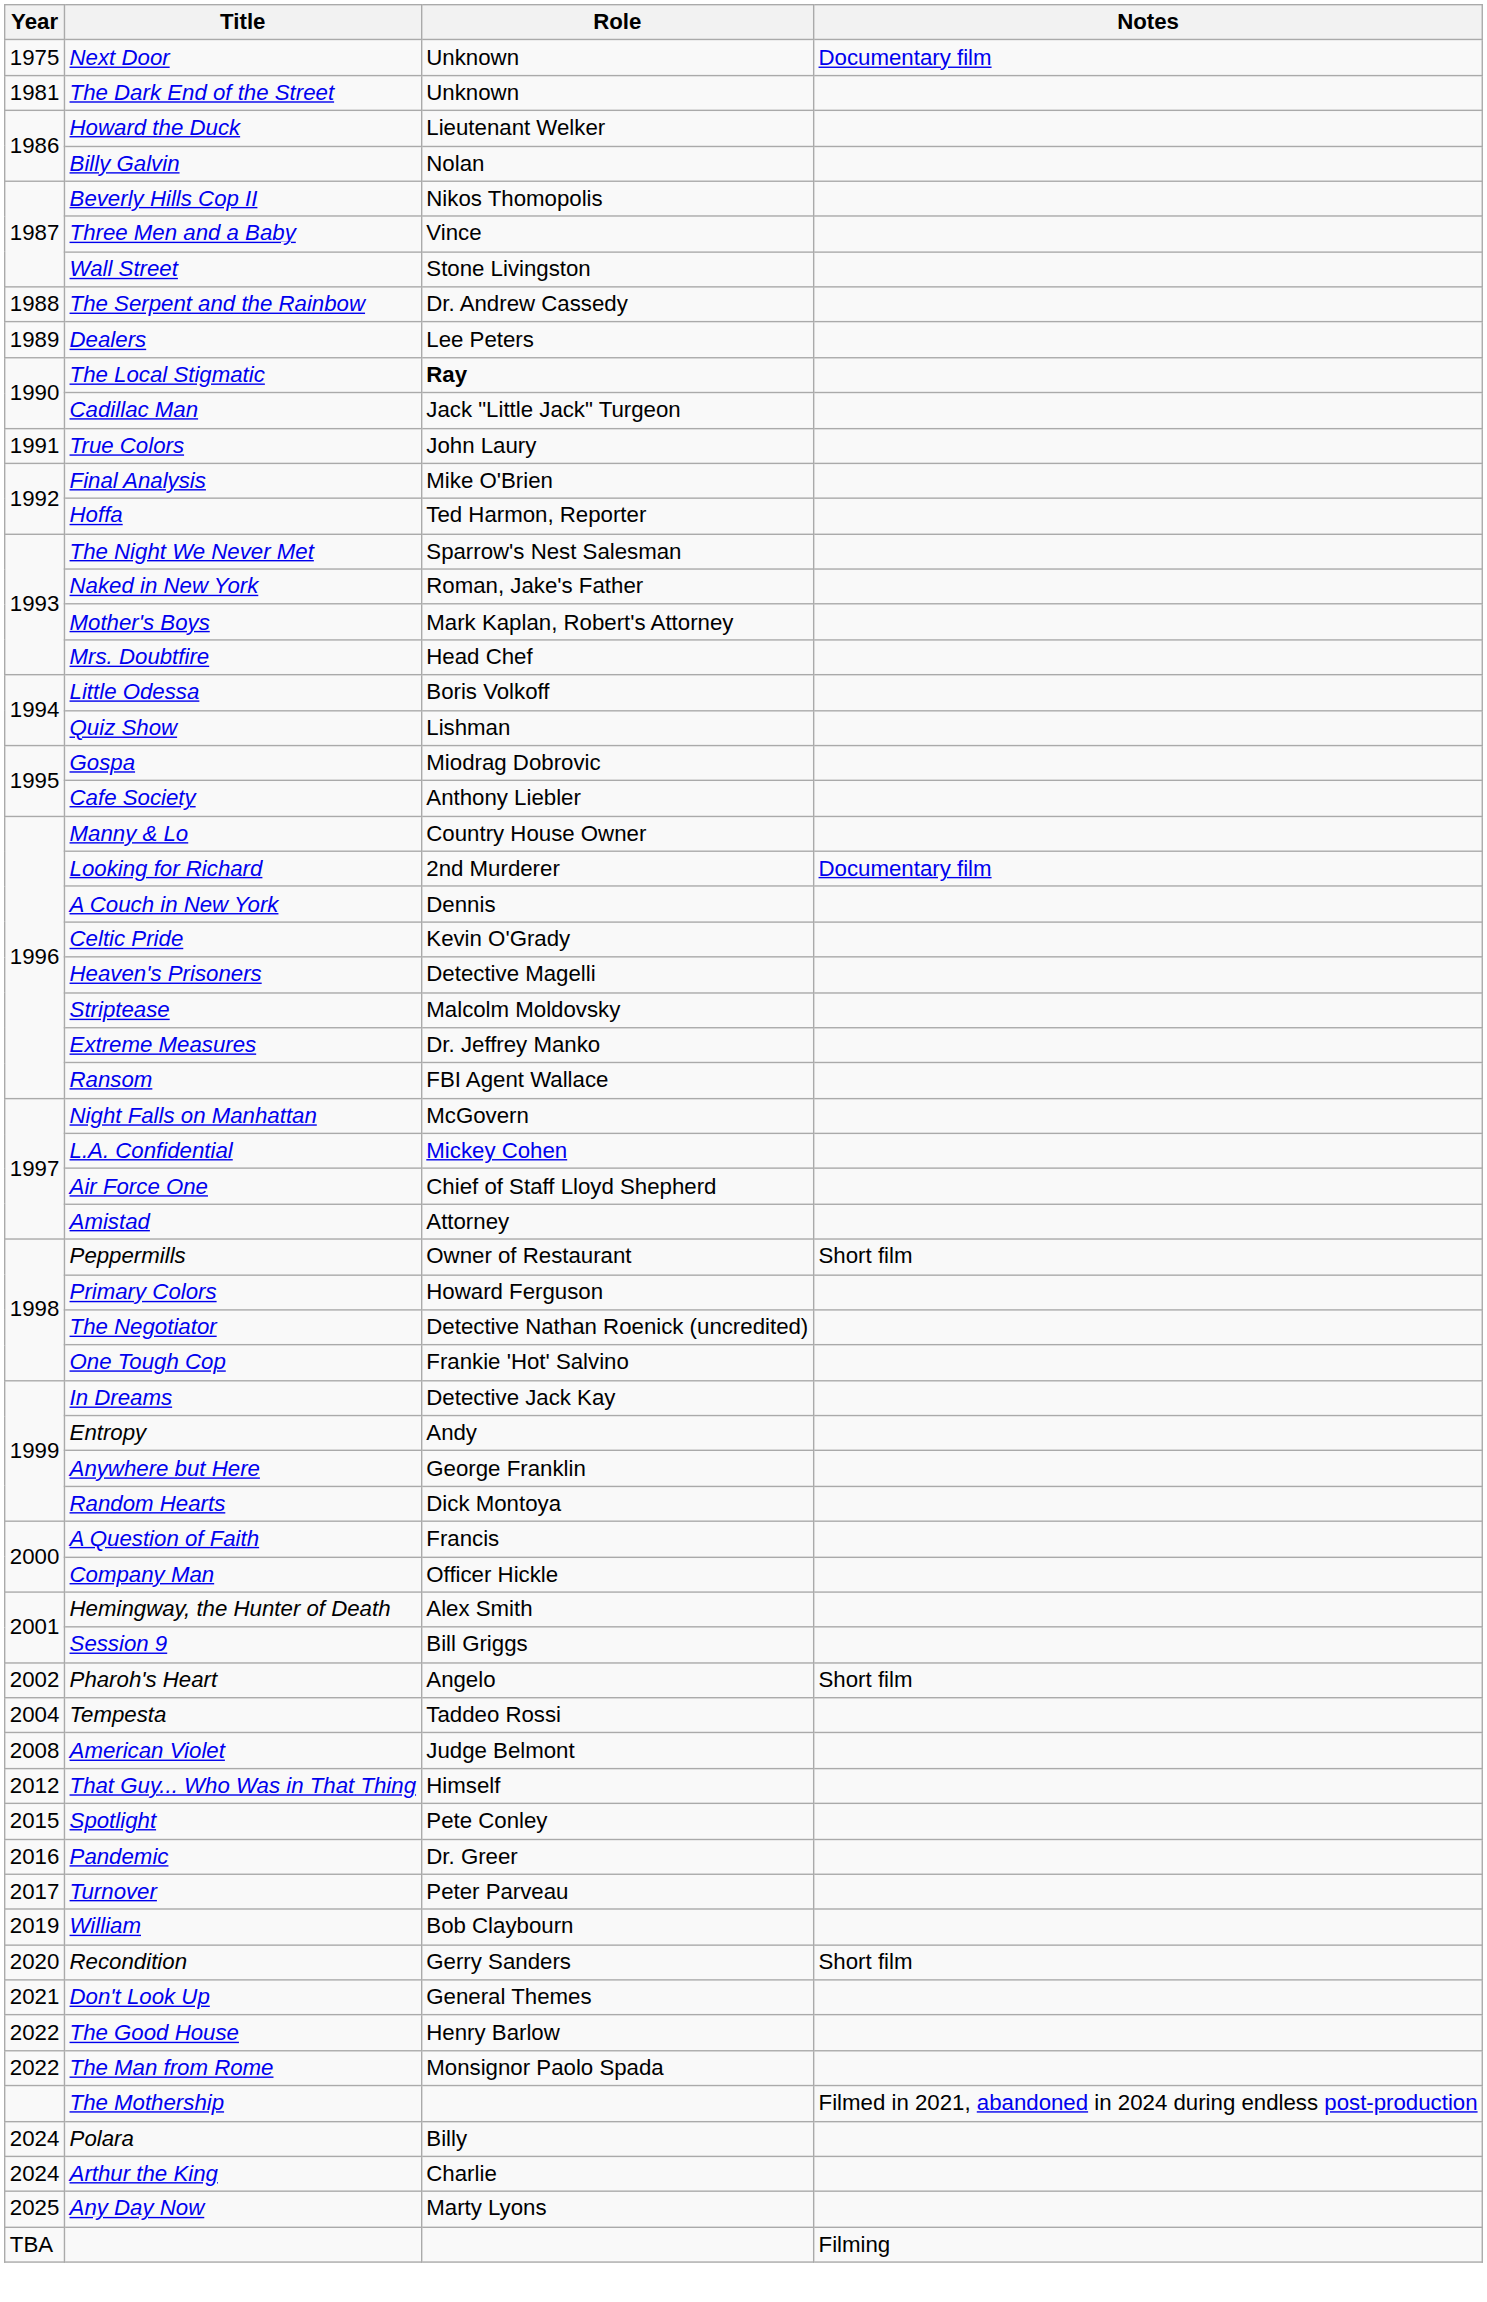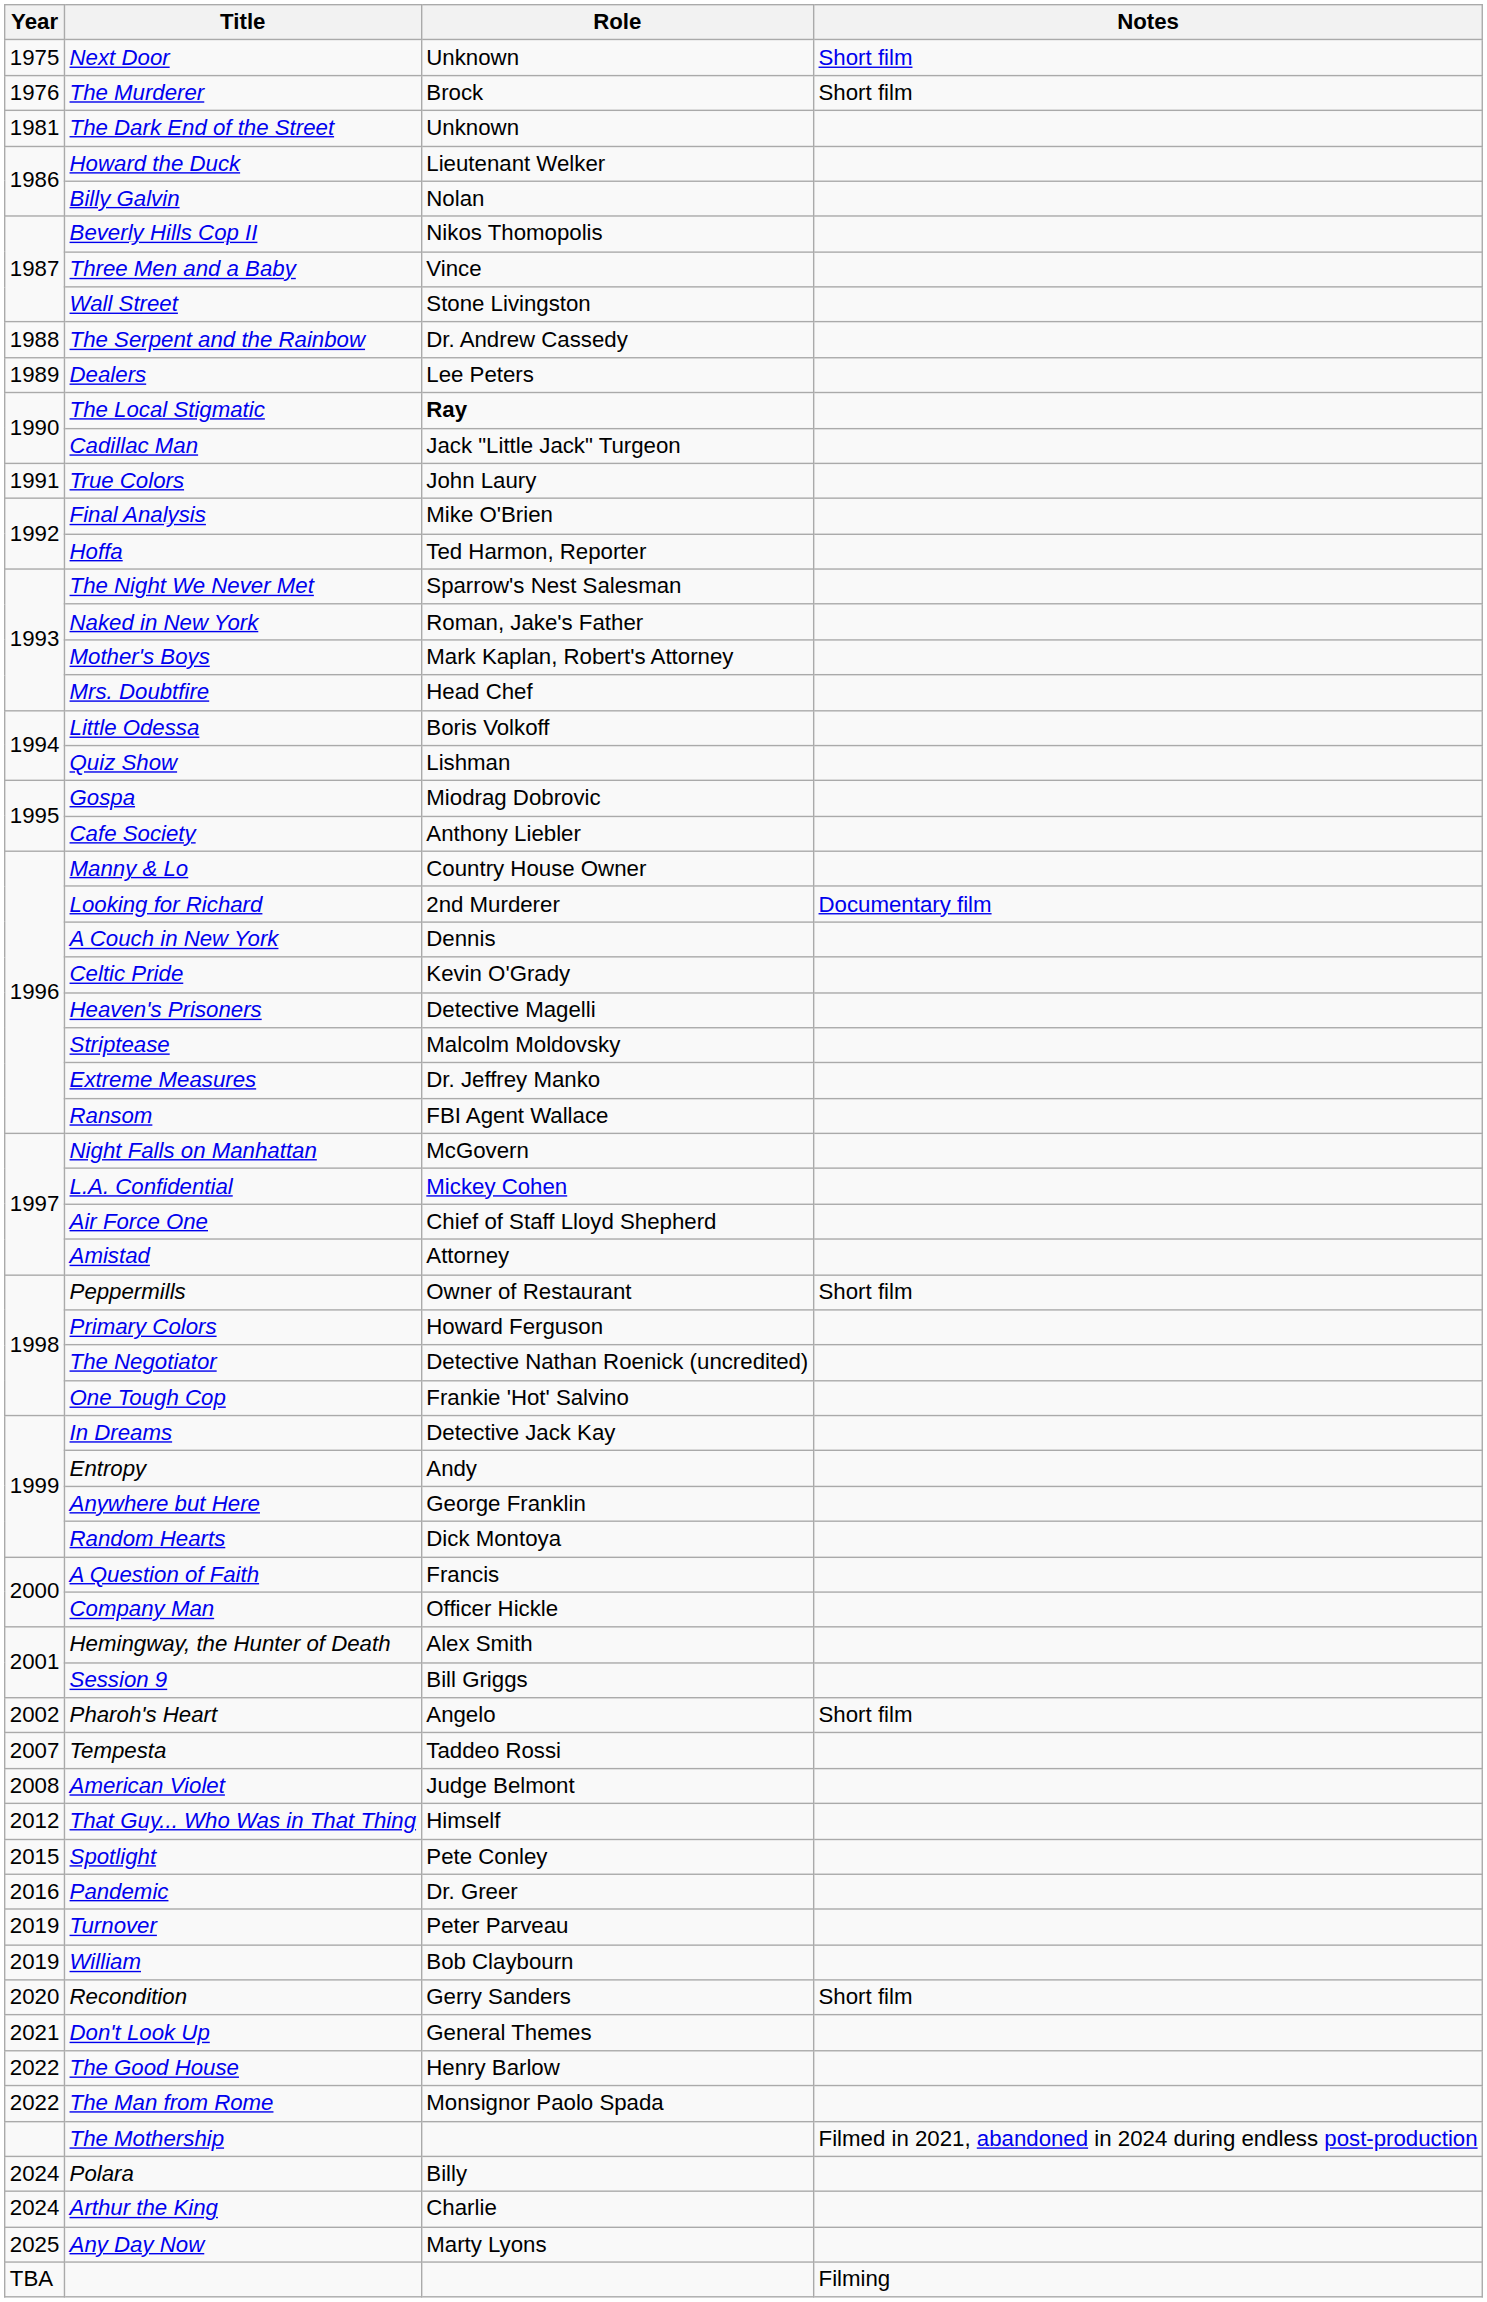(905, 57) Documentary film -> (866, 57) Short film
+ row: (137, 92)
(35, 1715) 2004 -> (35, 1750) 2007
(35, 1891) 2017 -> (35, 1926) 2019
